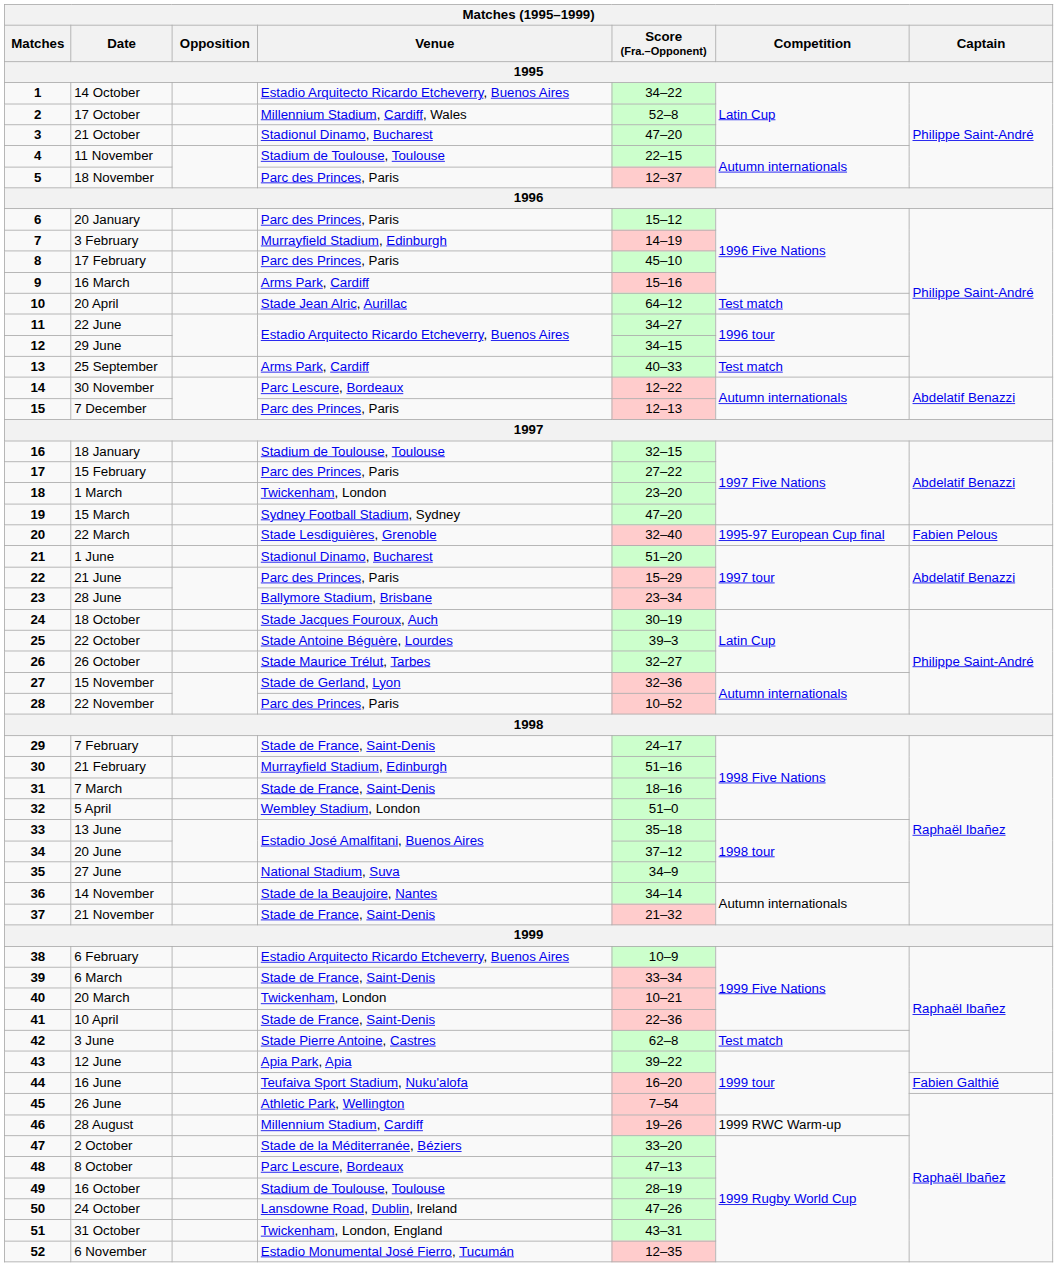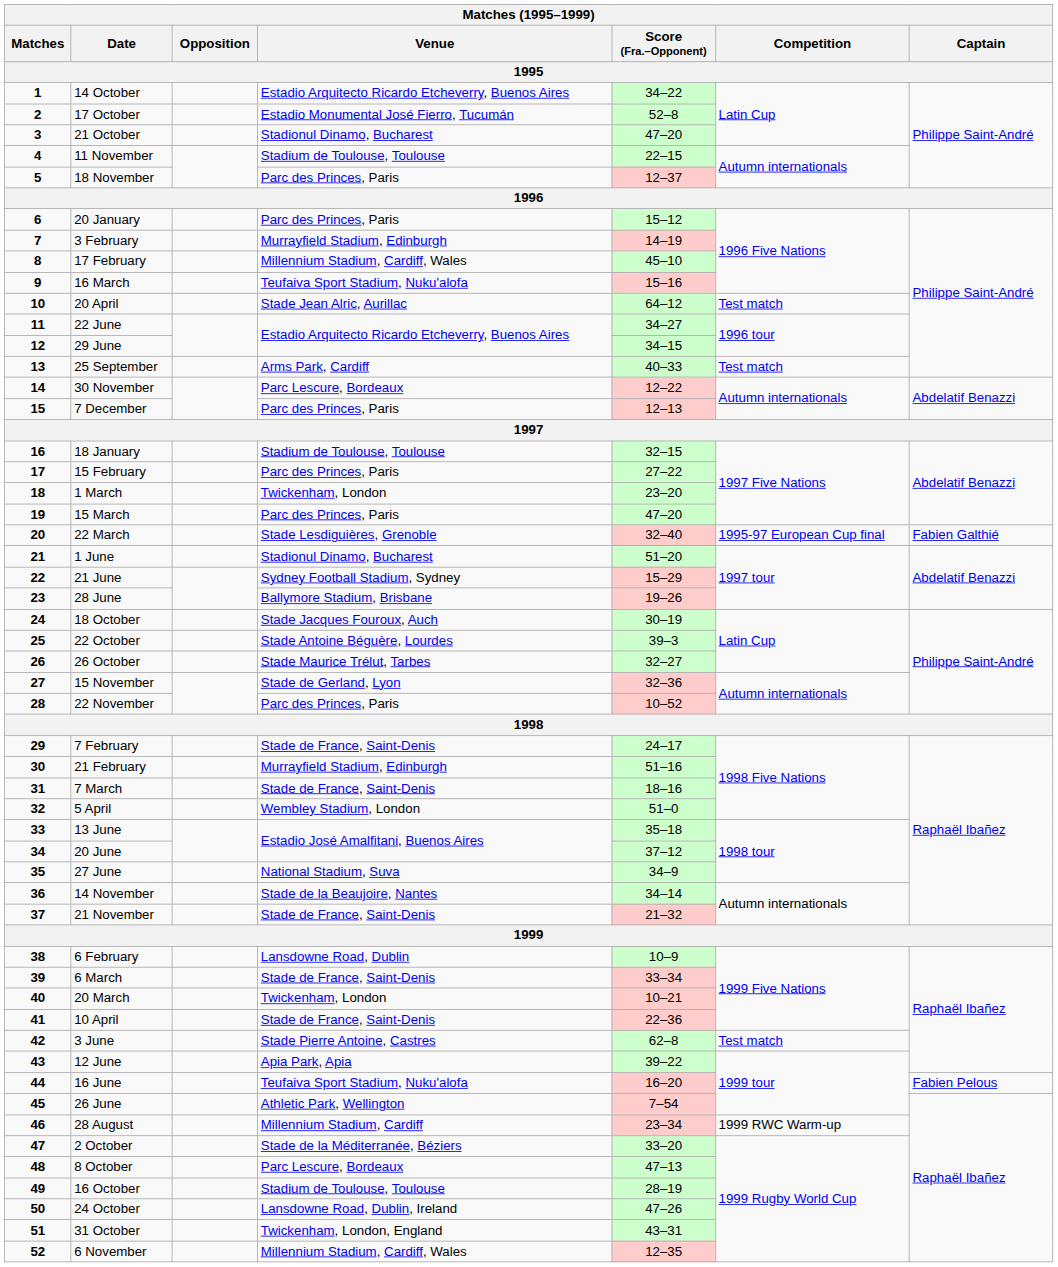(364, 114) Millennium Stadium, Cardiff, Wales -> (387, 114) Estadio Monumental José Fierro, Tucumán
(330, 261) Parc des Princes, Paris -> (364, 261) Millennium Stadium, Cardiff, Wales
(315, 282) Arms Park, Cardiff -> (364, 282) Teufaiva Sport Stadium, Nuku'alofa
(360, 514) Sydney Football Stadium, Sydney -> (330, 514) Parc des Princes, Paris
(955, 535) Fabien Pelous -> (956, 535) Fabien Galthié
(330, 577) Parc des Princes, Paris -> (360, 577) Sydney Football Stadium, Sydney
(664, 598) 23–34 -> (664, 598) 19–26
(415, 956) Estadio Arquitecto Ricardo Etcheverry, Buenos Aires -> (335, 956) Lansdowne Road, Dublin
(956, 1083) Fabien Galthié -> (955, 1083) Fabien Pelous
(664, 1125) 19–26 -> (664, 1125) 23–34
(387, 1251) Estadio Monumental José Fierro, Tucumán -> (364, 1251) Millennium Stadium, Cardiff, Wales
